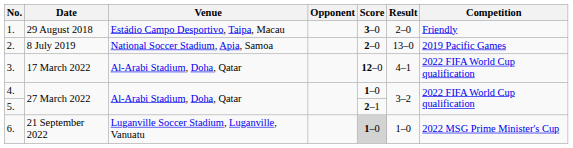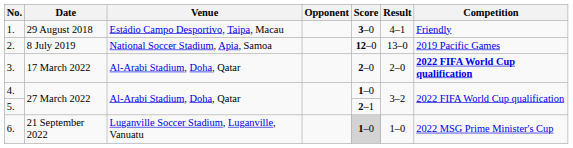(403, 29) 2–0 -> (397, 29) 4–1
(372, 45) 2–0 -> (366, 45) 12–0
(372, 68) 12–0 -> (366, 68) 2–0
(403, 68) 4–1 -> (397, 68) 2–0
(469, 68) normal -> (466, 68) bold
